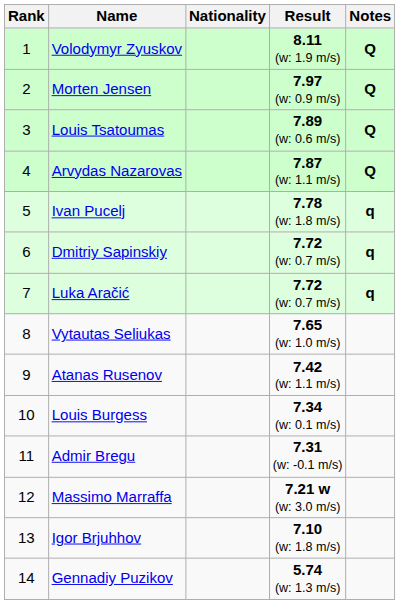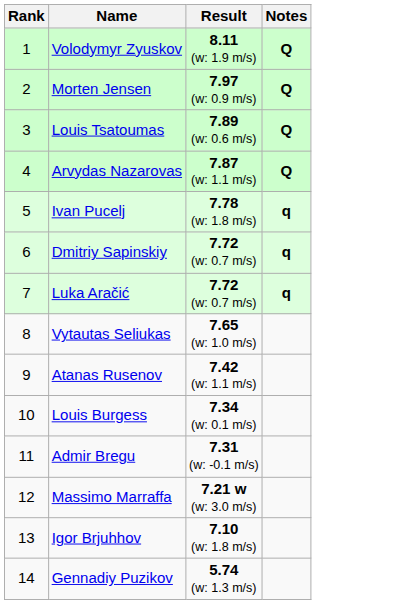- column: (227, 16)
